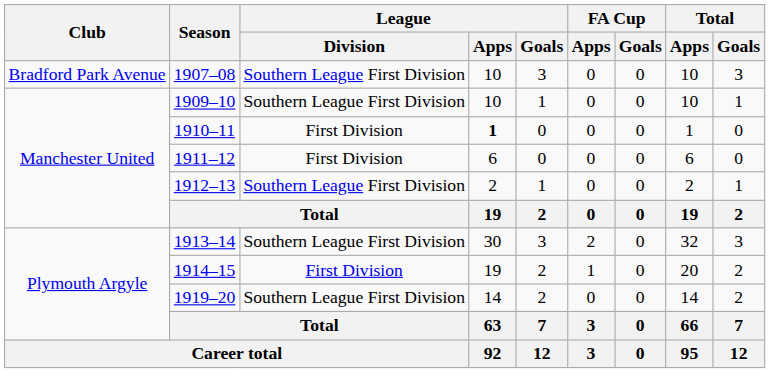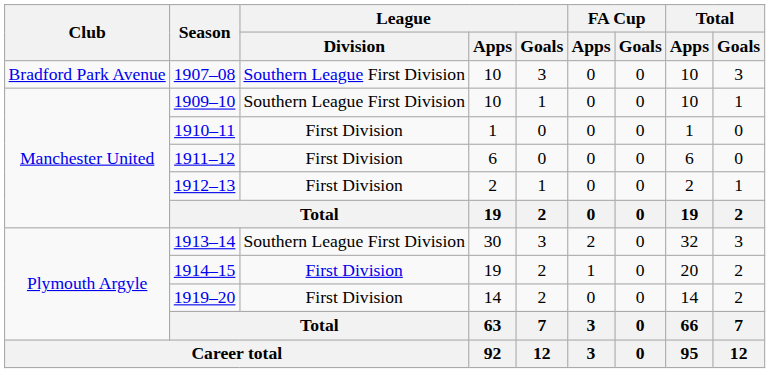(493, 130) bold -> (493, 130) normal
(354, 185) Southern League First Division -> (354, 185) First Division
(354, 297) Southern League First Division -> (354, 297) First Division
